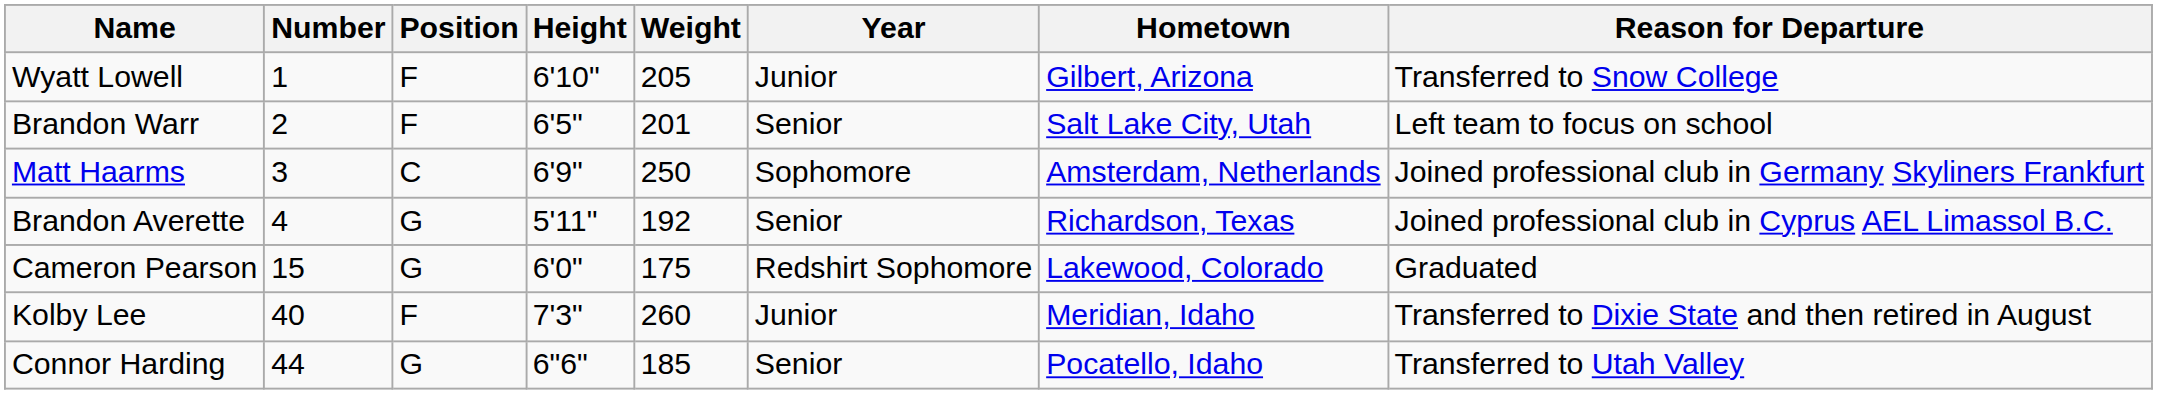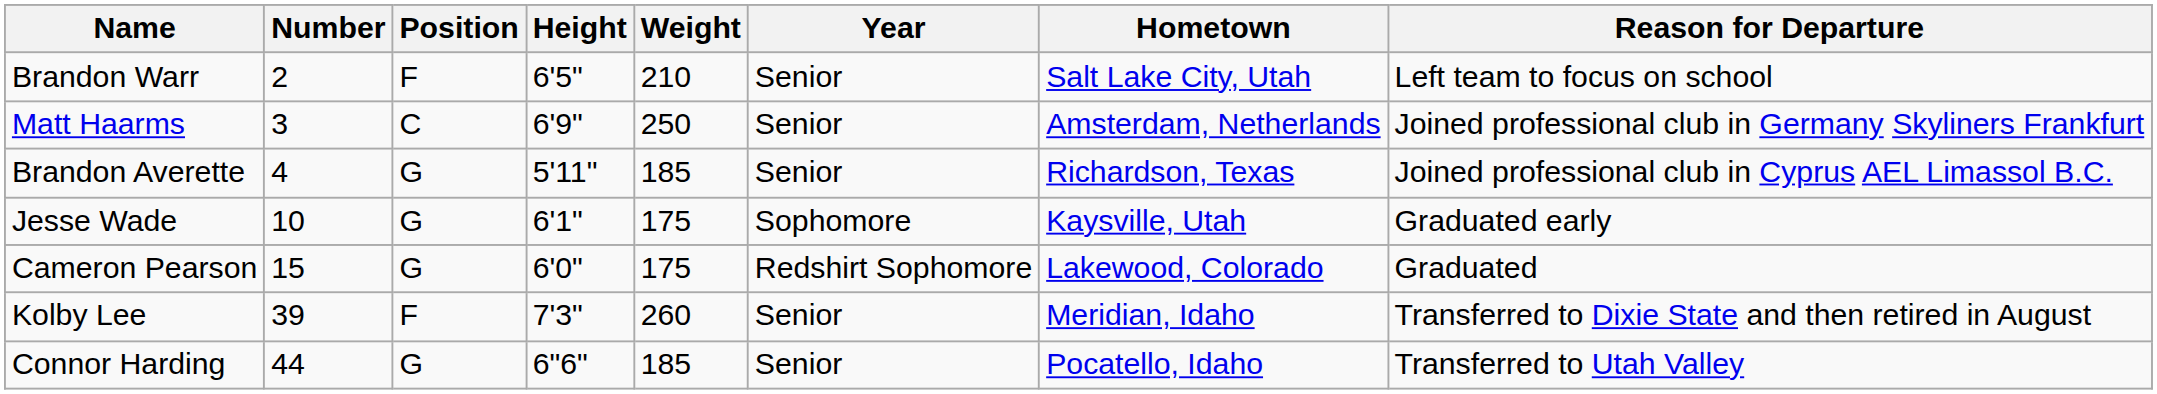- row: (97, 76)
(666, 124) 201 -> (666, 76) 210
(833, 172) Sophomore -> (799, 124) Senior
(666, 220) 192 -> (666, 172) 185
+ row: (95, 220)
(288, 316) 40 -> (288, 316) 39
(796, 316) Junior -> (799, 316) Senior
